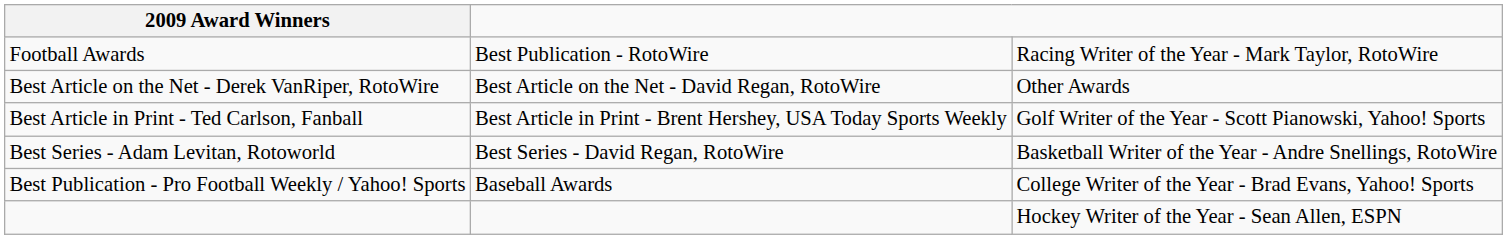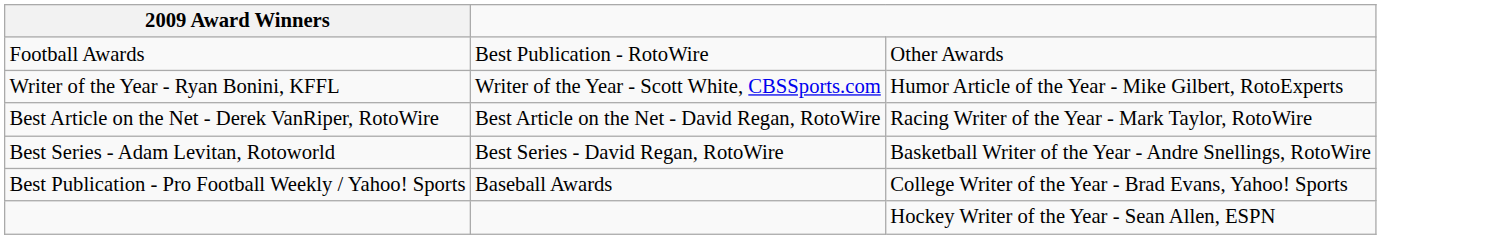(1227, 53) Racing Writer of the Year - Mark Taylor, RotoWire -> (947, 53) Other Awards
+ row: (175, 86)
(1073, 86) Other Awards -> (1101, 119) Racing Writer of the Year - Mark Taylor, RotoWire
- row: (186, 119)
